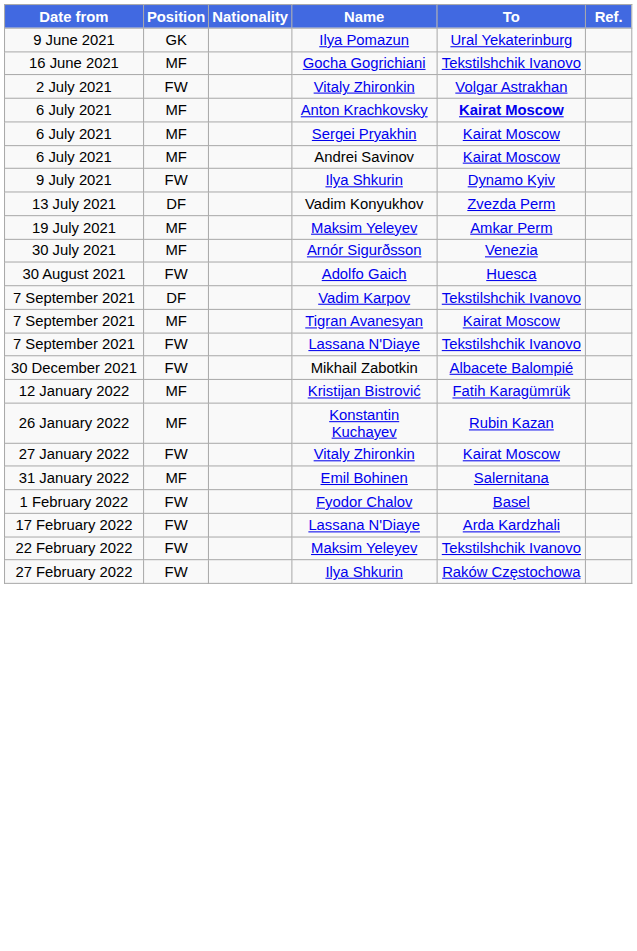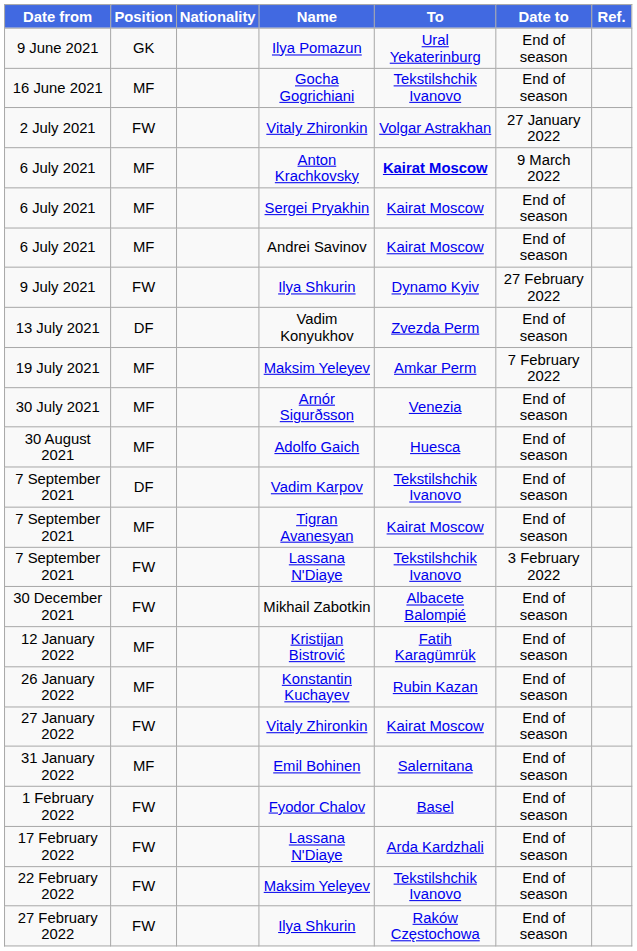+ column: (544, 17)
(176, 274) FW -> (144, 447) MF
